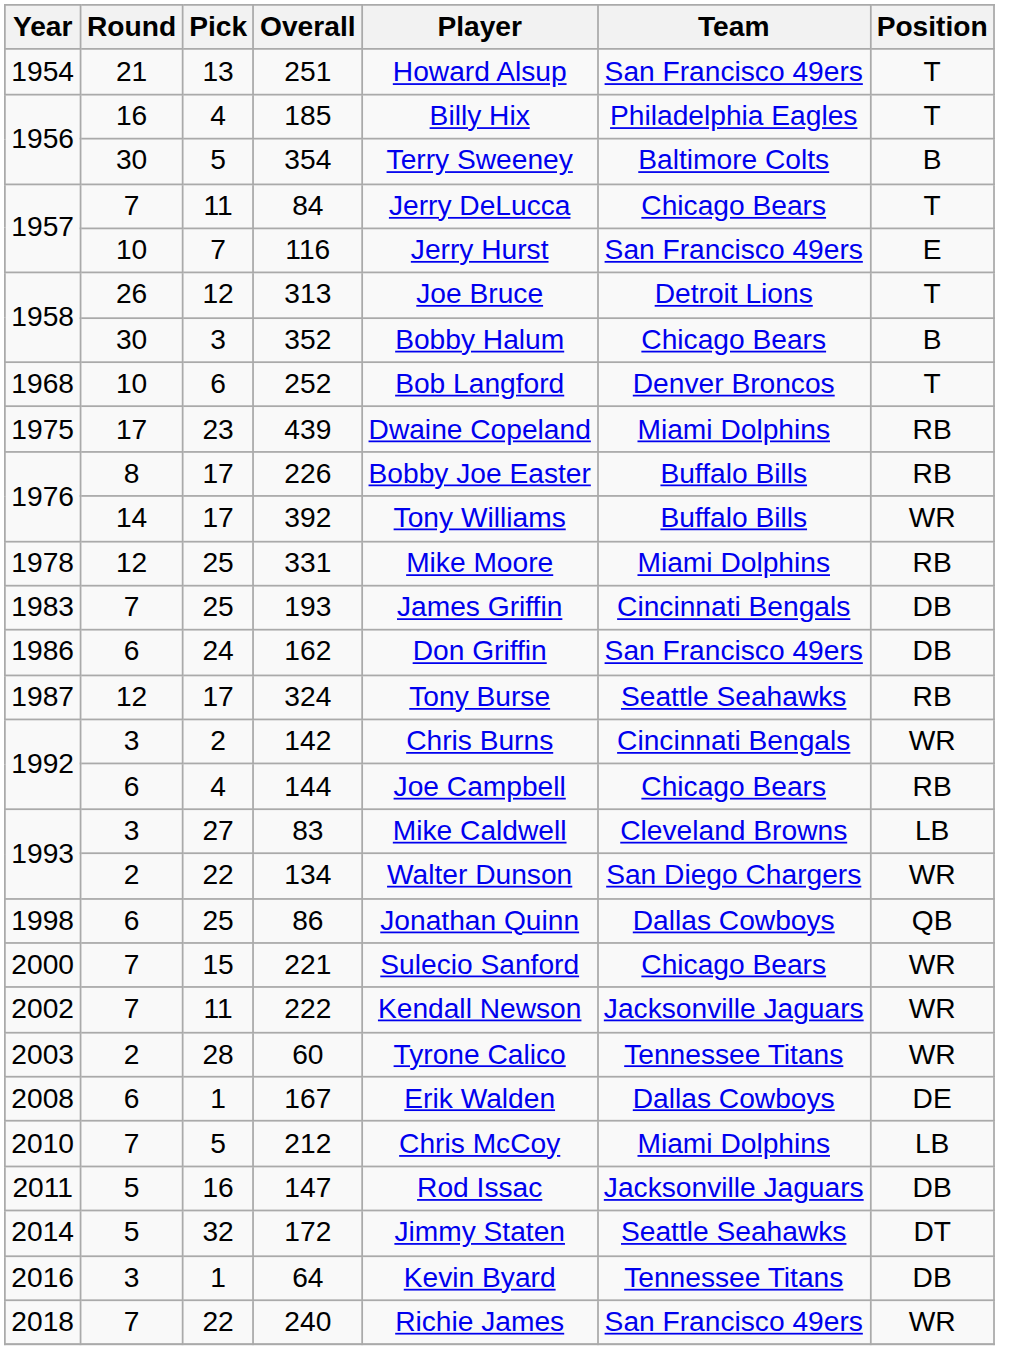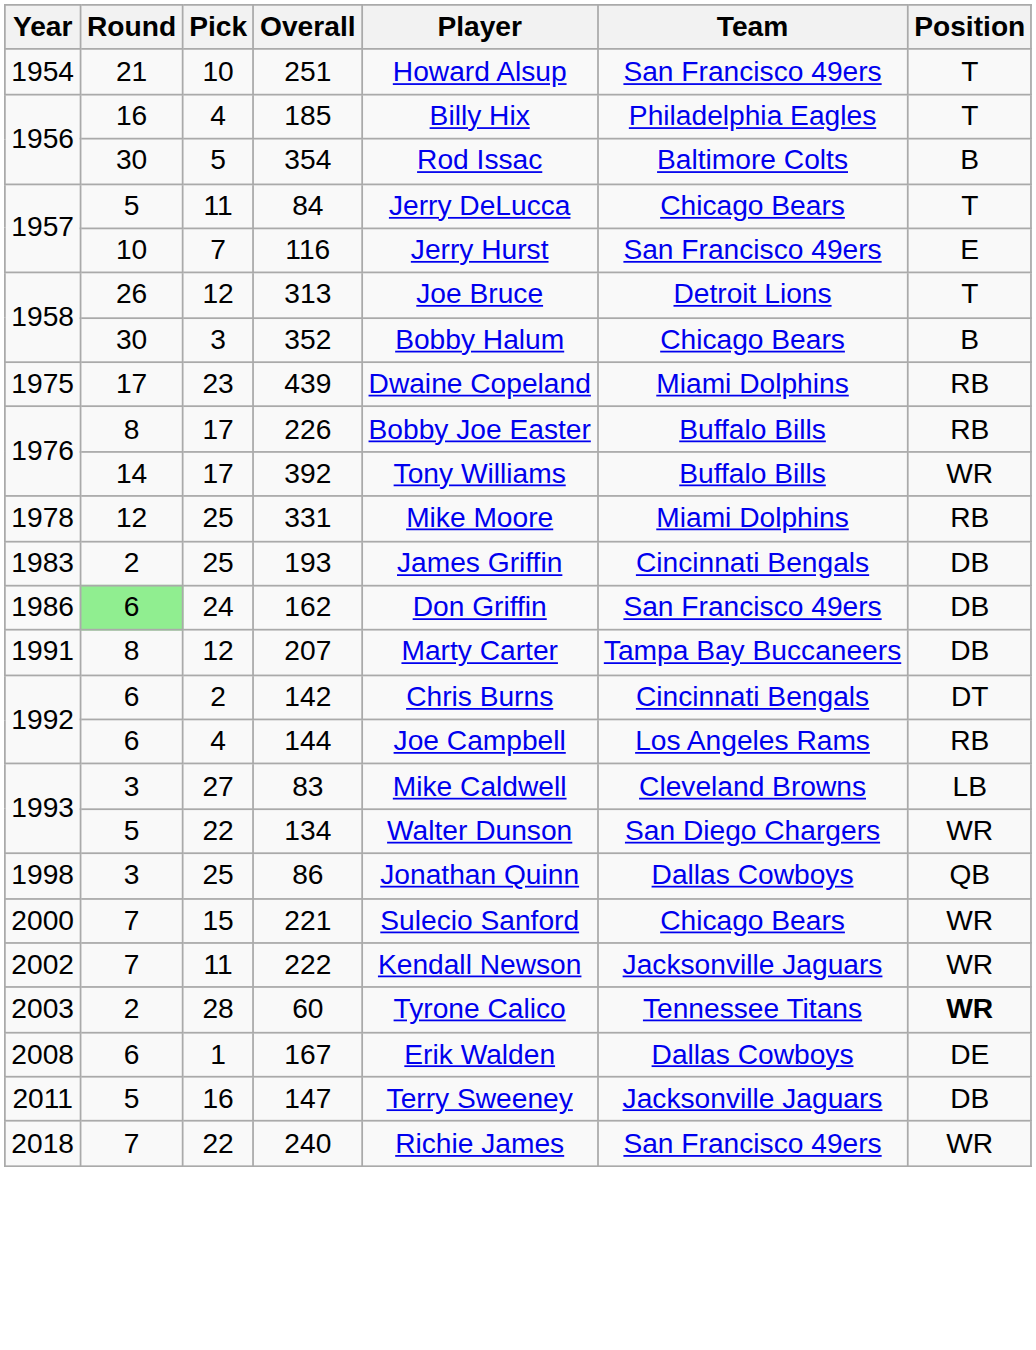(218, 71) 13 -> (218, 71) 10
(480, 160) Terry Sweeney -> (480, 160) Rod Issac
(132, 205) 7 -> (132, 205) 5
- row: (308, 384)
(132, 607) 7 -> (132, 562) 2
(132, 652) no background -> (132, 607) lightgreen background
- row: (308, 696)
+ row: (308, 652)
(132, 741) 3 -> (132, 696) 6
(932, 741) WR -> (970, 696) DT
(734, 786) Chicago Bears -> (753, 741) Los Angeles Rams
(132, 875) 2 -> (132, 830) 5
(132, 920) 6 -> (132, 875) 3
(932, 1054) normal -> (970, 1009) bold
- row: (308, 1143)
(480, 1187) Rod Issac -> (480, 1098) Terry Sweeney
- row: (308, 1232)
- row: (308, 1277)
